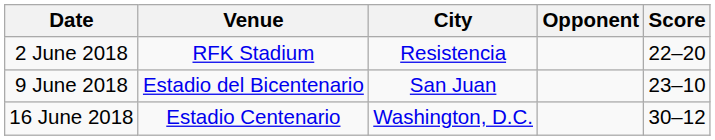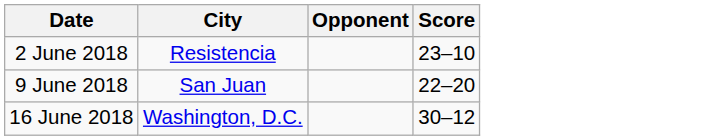- column: (253, 20)
(677, 53) 22–20 -> (447, 53) 23–10
(677, 85) 23–10 -> (447, 85) 22–20
